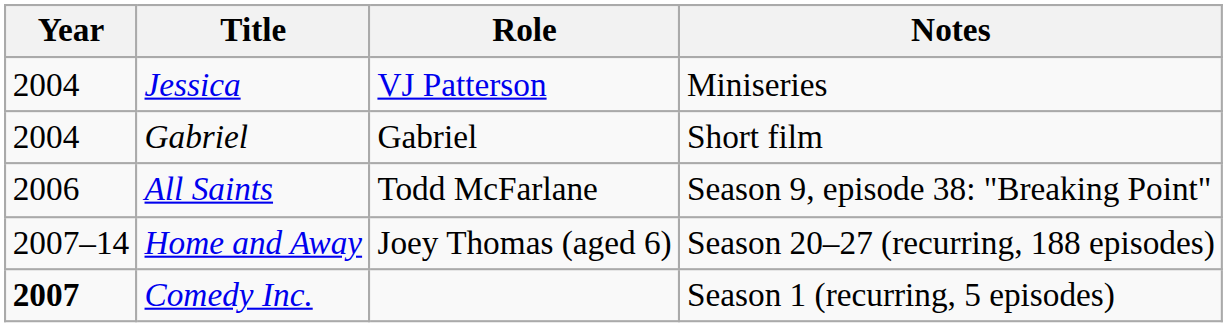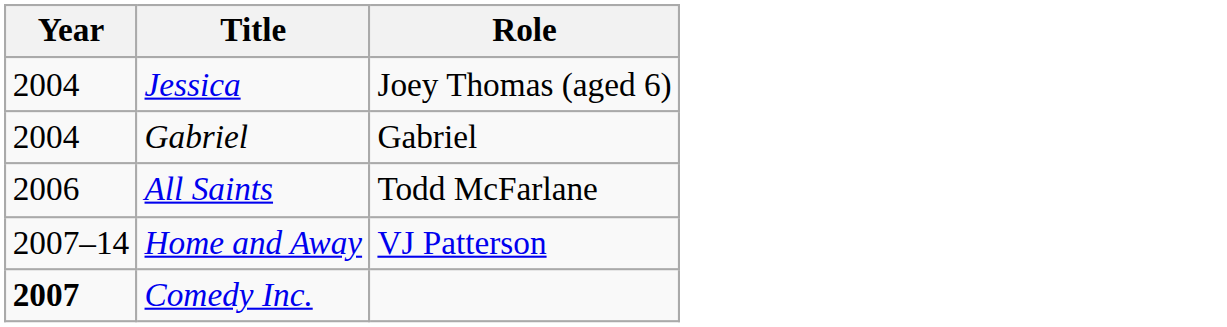- column: (951, 30)
(462, 83) VJ Patterson -> (525, 83) Joey Thomas (aged 6)
(525, 242) Joey Thomas (aged 6) -> (462, 242) VJ Patterson
